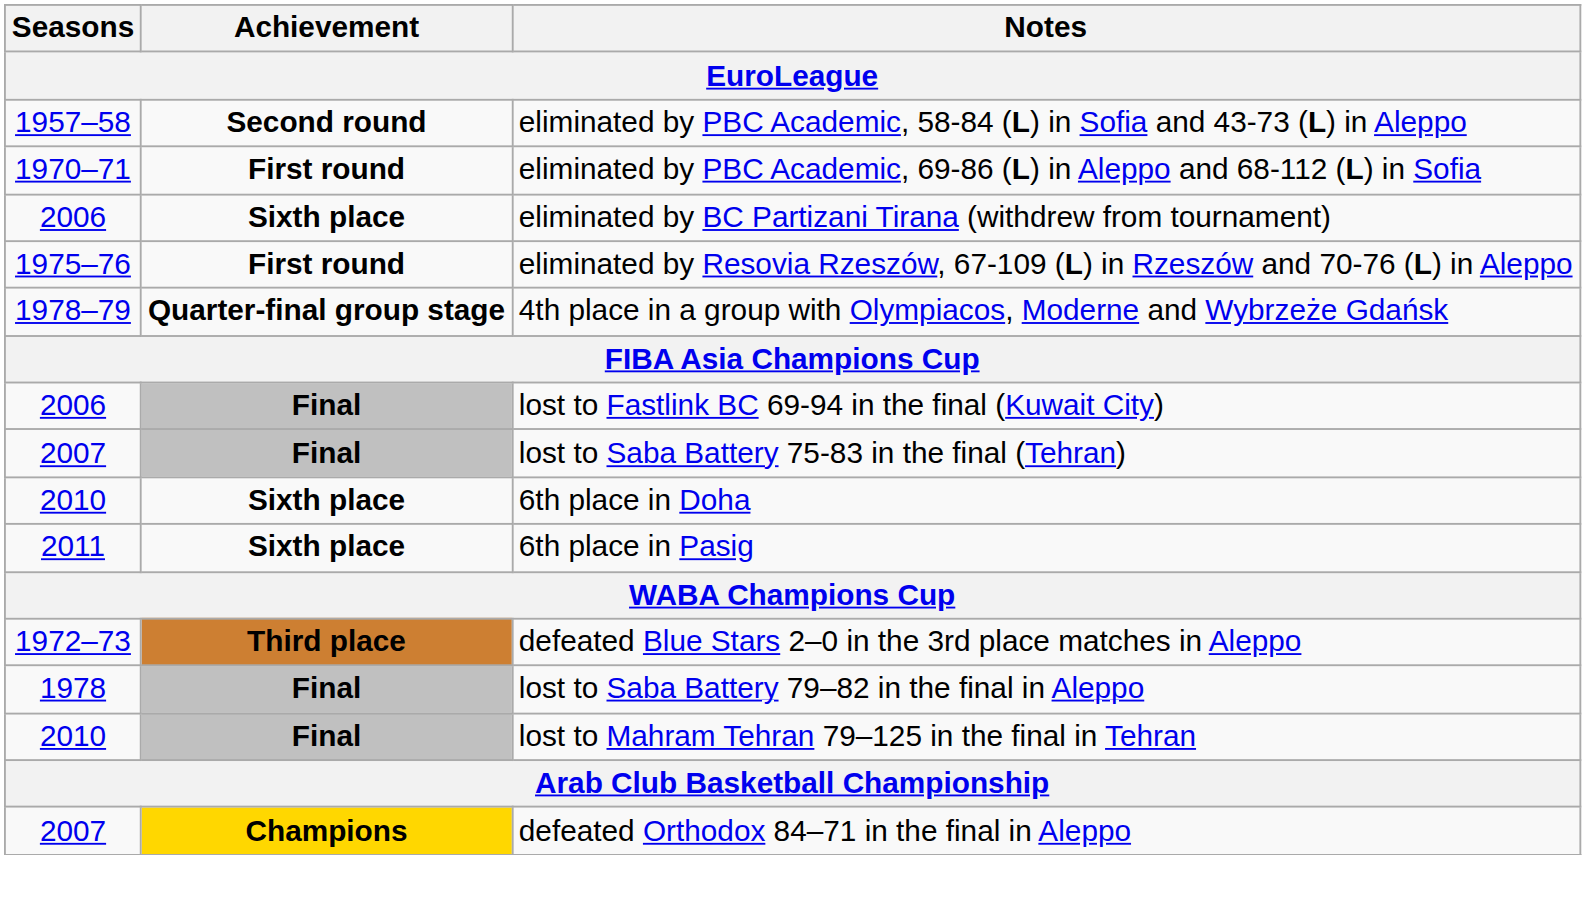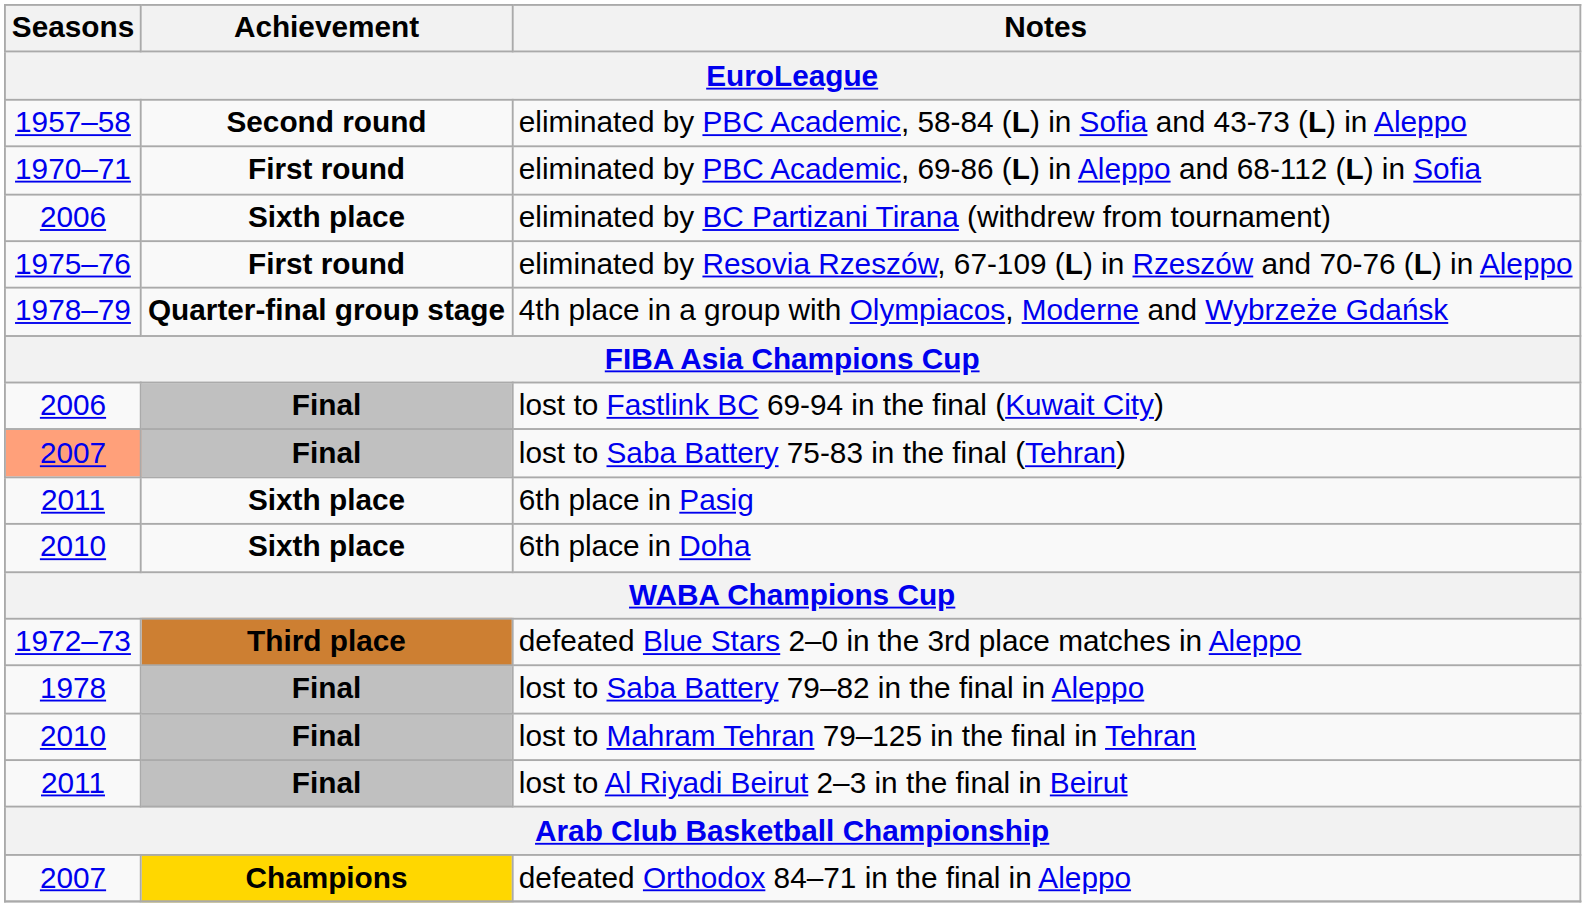(73, 452) no background -> (73, 452) lightsalmon background
rows swapped: (635, 500) <-> (636, 547)
+ row: (823, 783)
